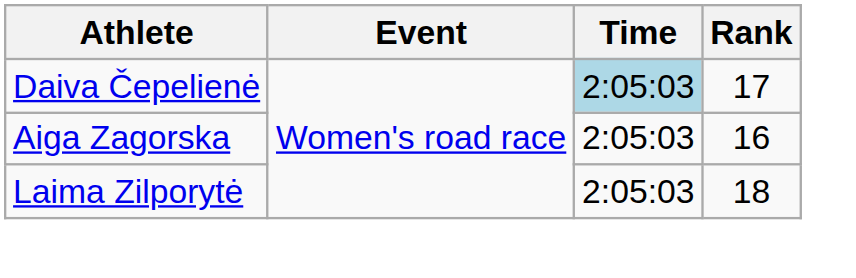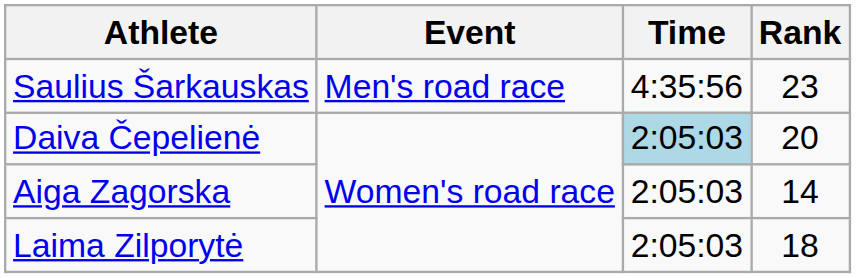+ row: (161, 85)
(751, 85) 17 -> (800, 139) 20
(751, 139) 16 -> (800, 192) 14
